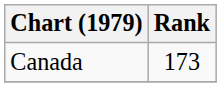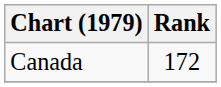(182, 61) 173 -> (182, 61) 172
